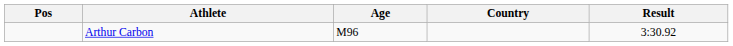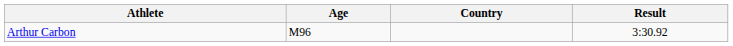- column: (43, 13)
